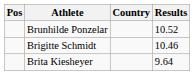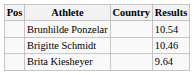(167, 29) 10.52 -> (167, 29) 10.54
